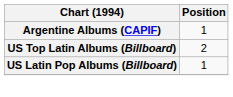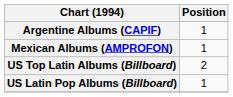+ row: (92, 48)
